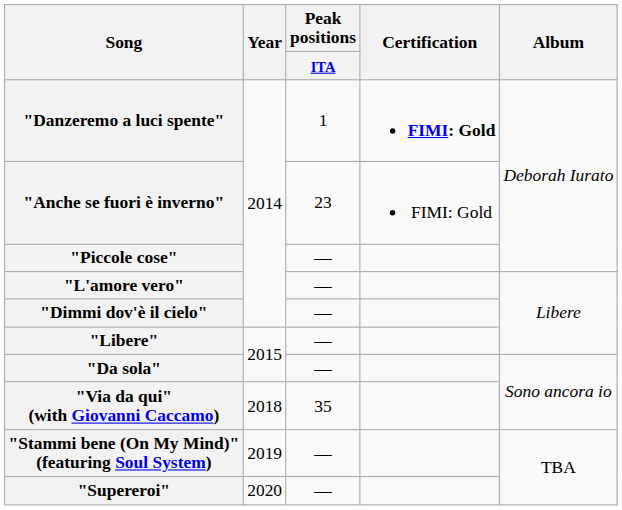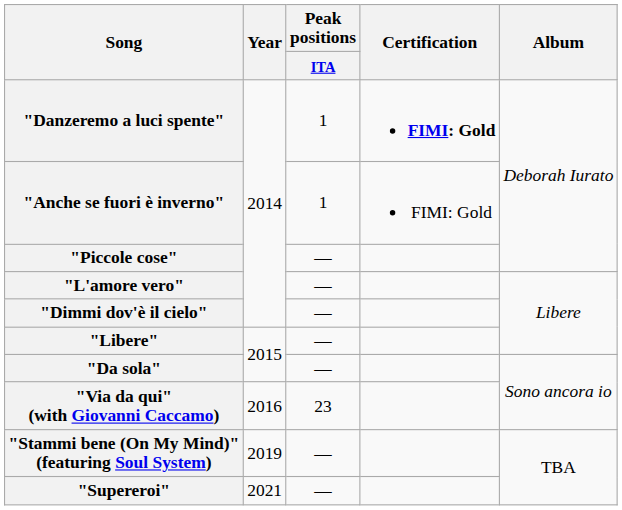(323, 202) 23 -> (323, 202) 1
(265, 405) 2018 -> (265, 405) 2016
(323, 405) 35 -> (323, 405) 23
(265, 490) 2020 -> (265, 490) 2021
